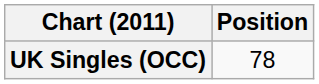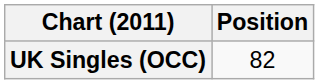(262, 59) 78 -> (262, 59) 82
